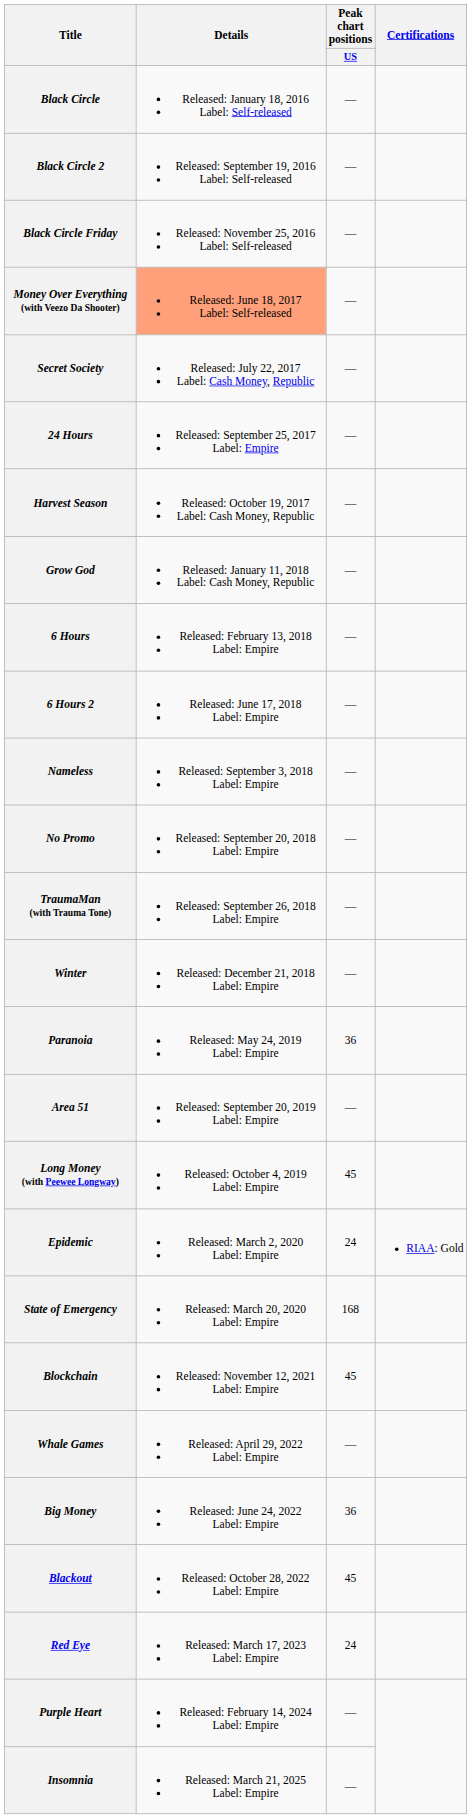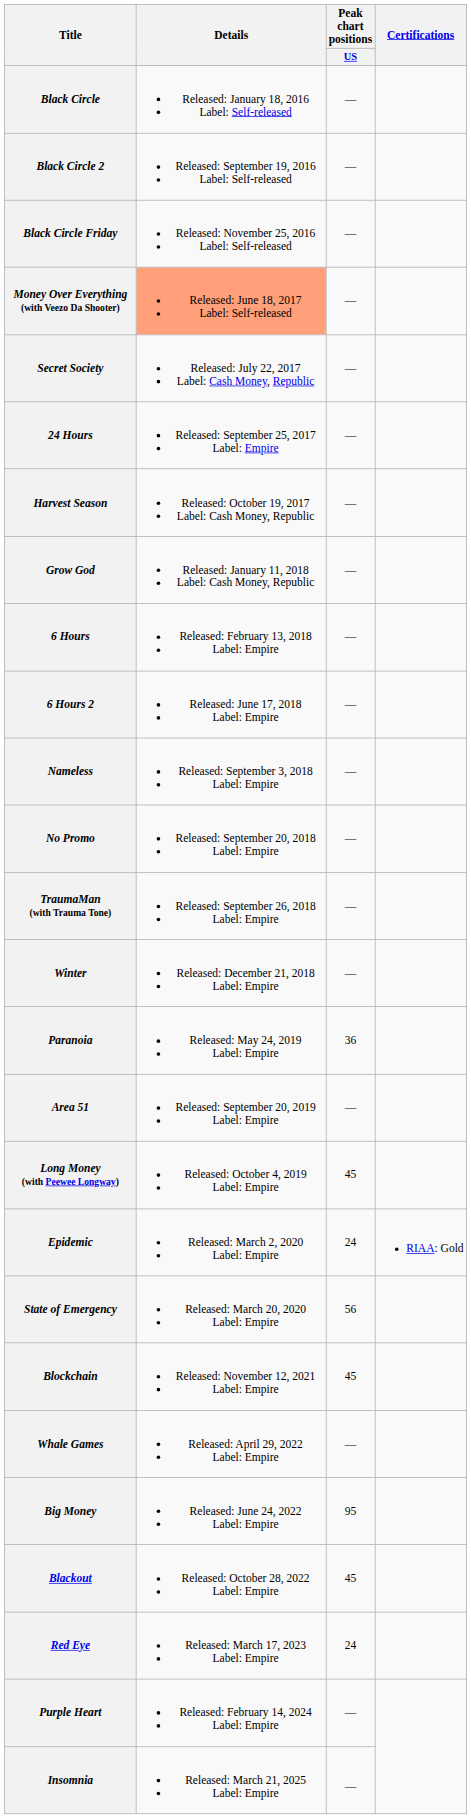(350, 1309) 168 -> (350, 1309) 56
(350, 1511) 36 -> (350, 1511) 95
